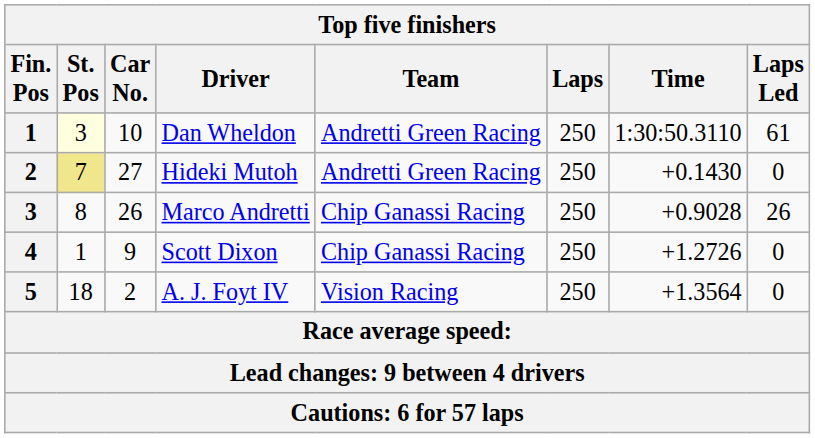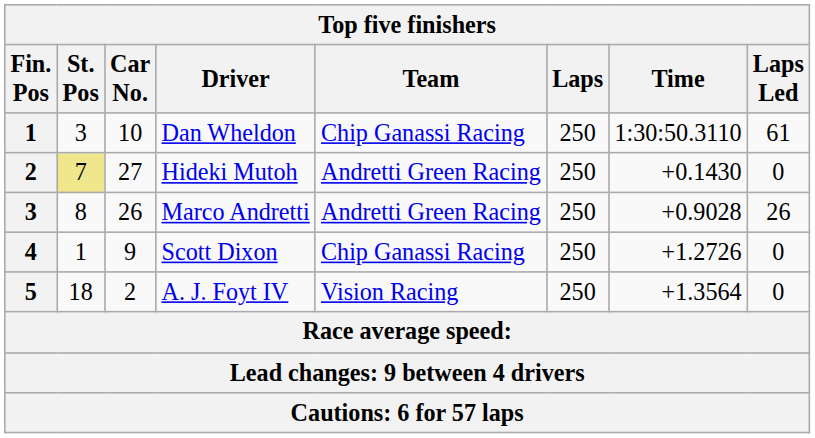(81, 132) lightyellow background -> (81, 132) no background
(431, 132) Andretti Green Racing -> (423, 132) Chip Ganassi Racing
(423, 212) Chip Ganassi Racing -> (431, 212) Andretti Green Racing
